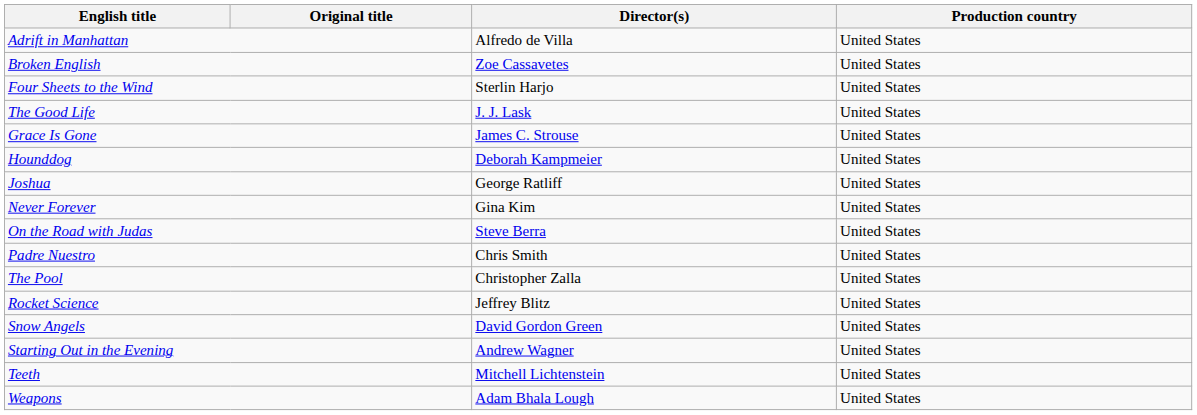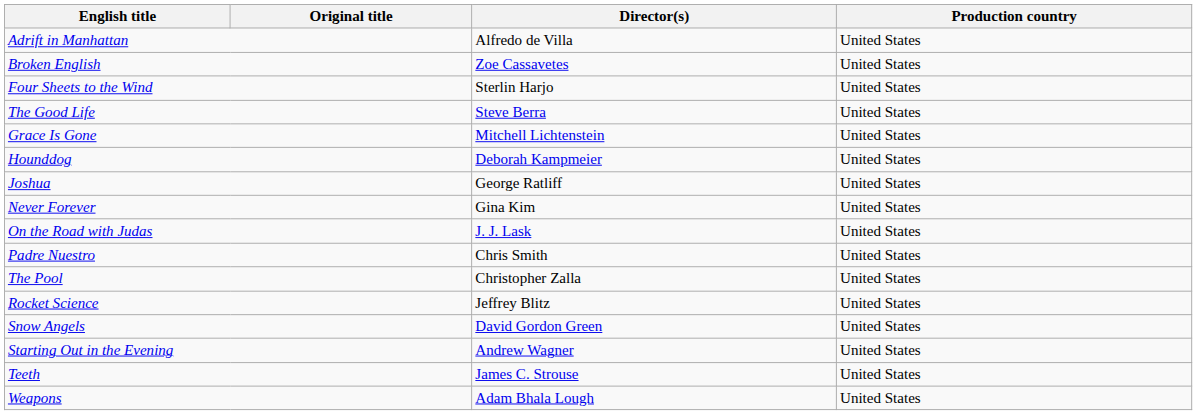(503, 111) J. J. Lask -> (511, 111) Steve Berra
(527, 135) James C. Strouse -> (540, 135) Mitchell Lichtenstein
(511, 231) Steve Berra -> (503, 231) J. J. Lask
(540, 374) Mitchell Lichtenstein -> (527, 374) James C. Strouse
